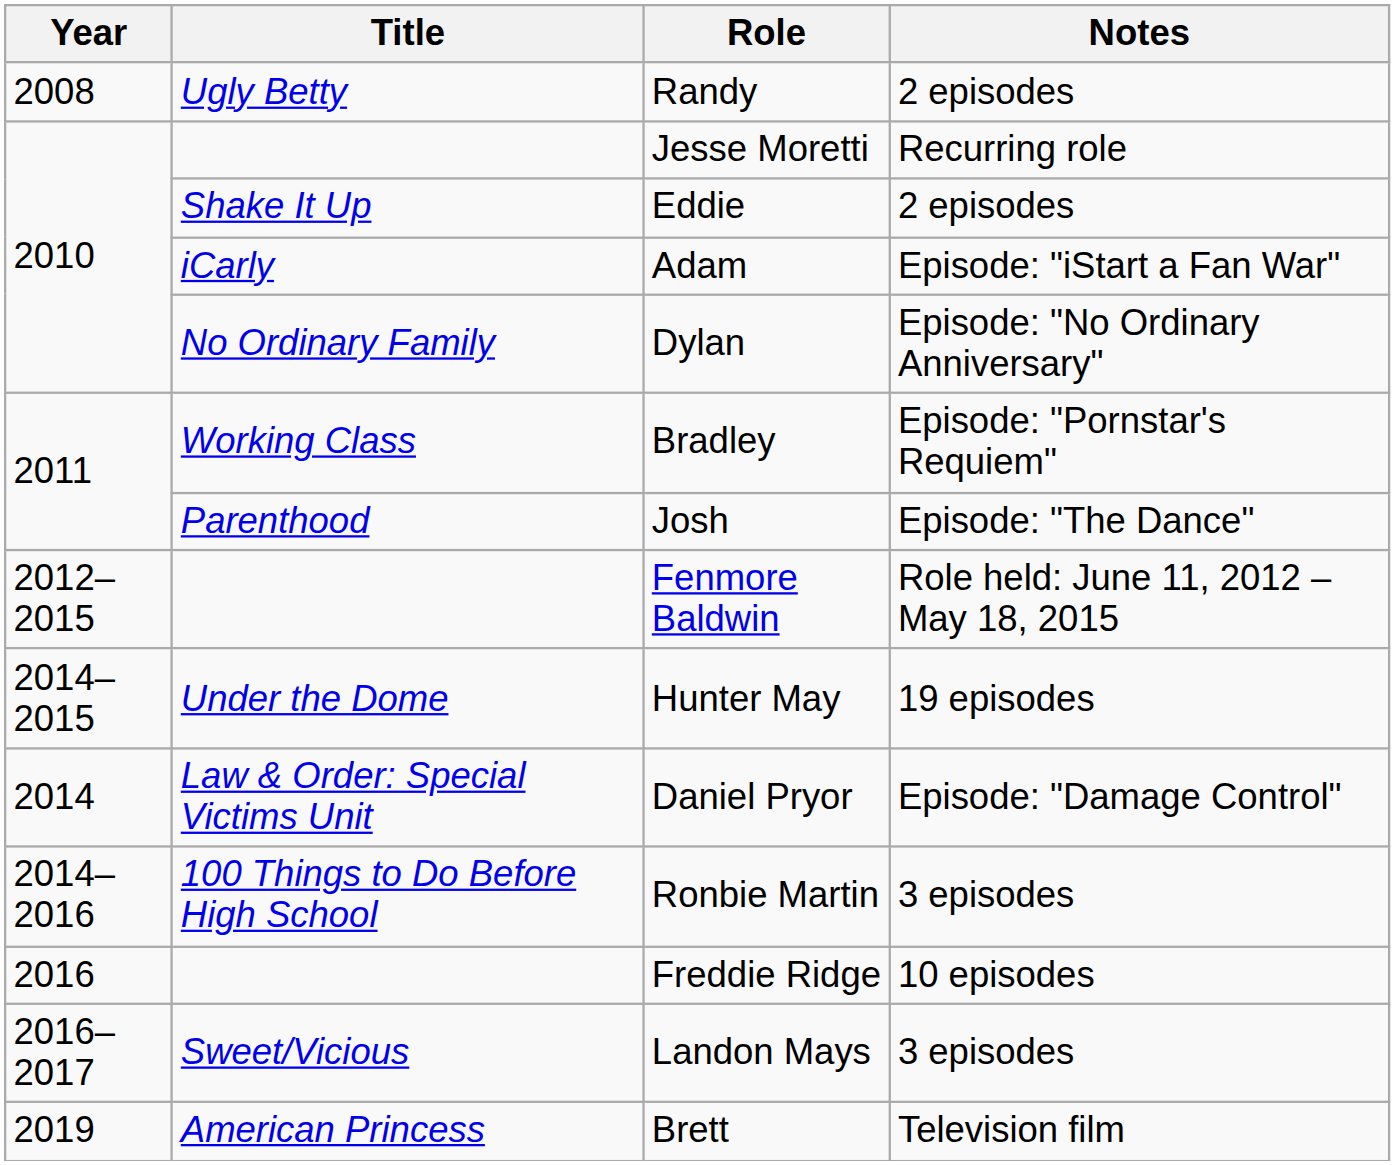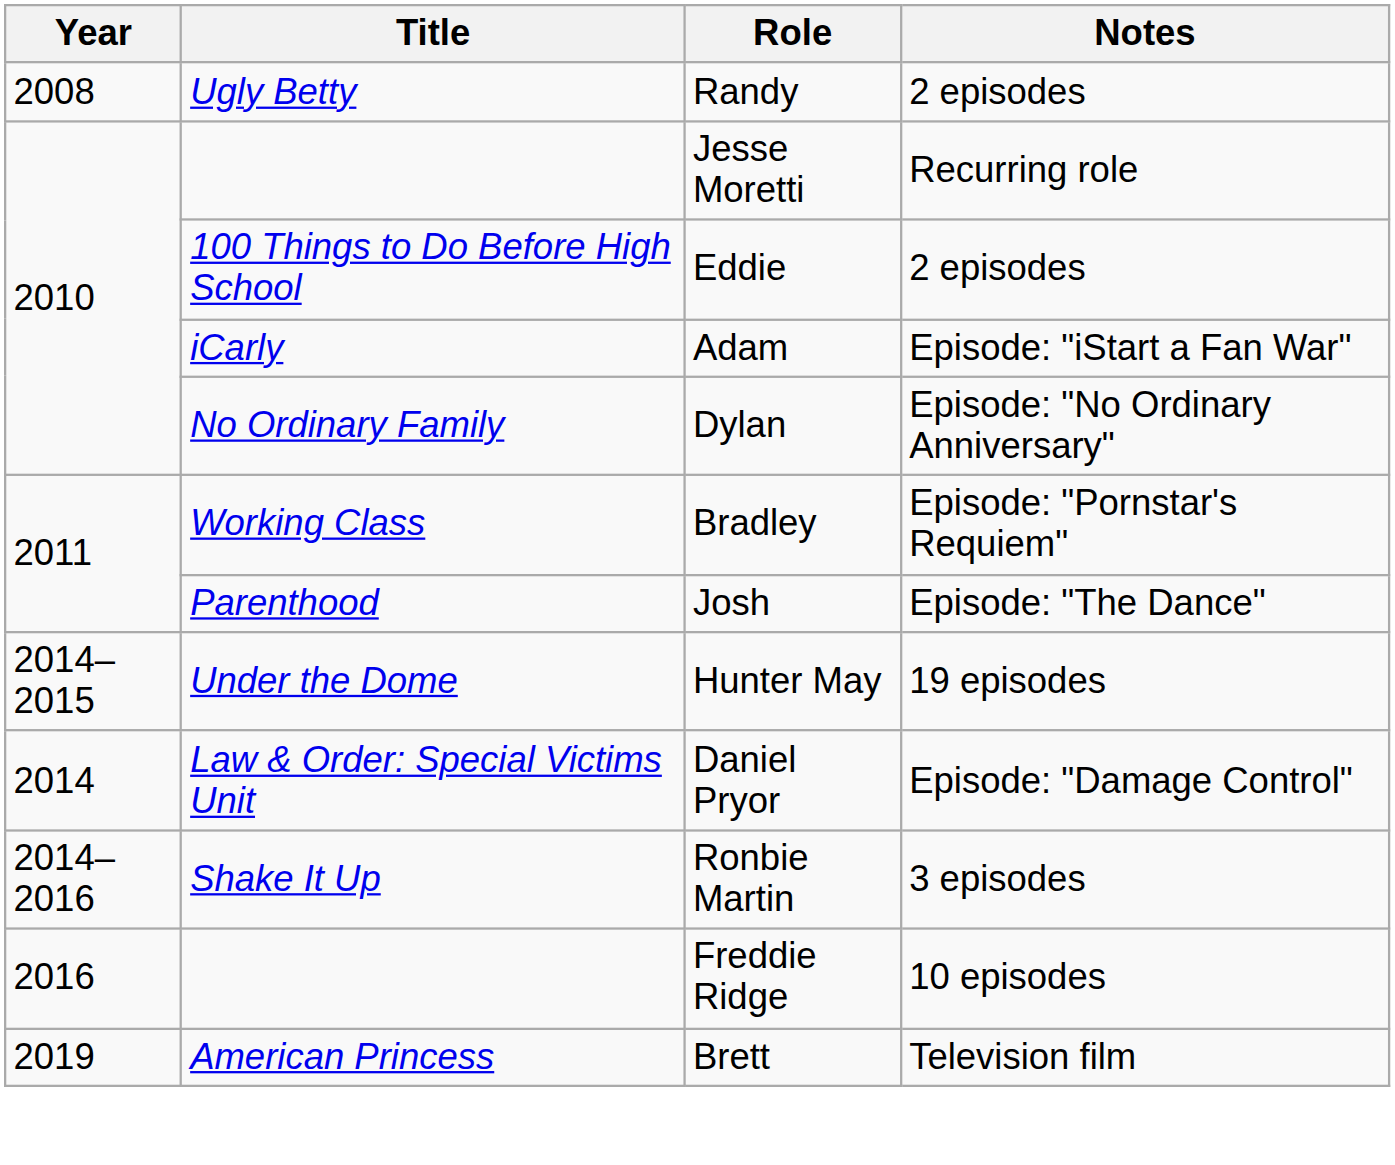(276, 206) Shake It Up -> (430, 268) 100 Things to Do Before High School
- row: (725, 598)
(379, 895) 100 Things to Do Before High School -> (285, 878) Shake It Up
- row: (761, 1052)
